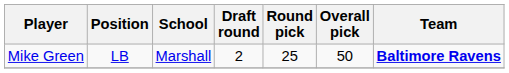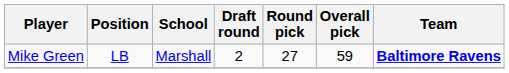(290, 56) 25 -> (290, 56) 27
(345, 56) 50 -> (345, 56) 59
